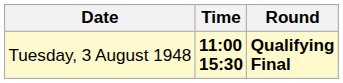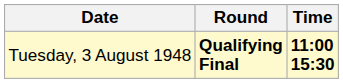columns swapped: (221, 18) <-> (293, 18)
